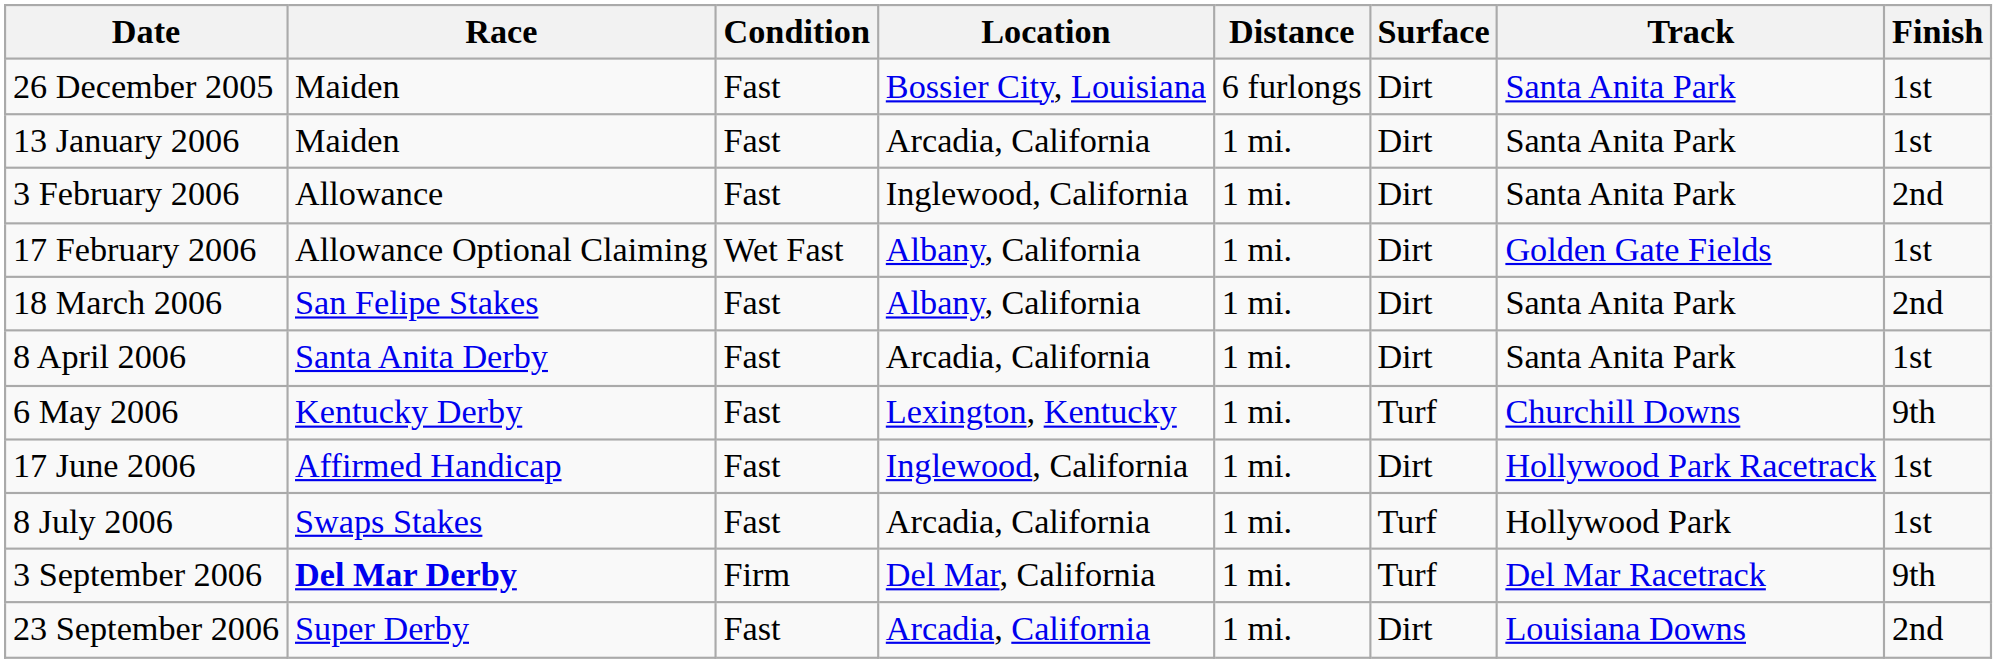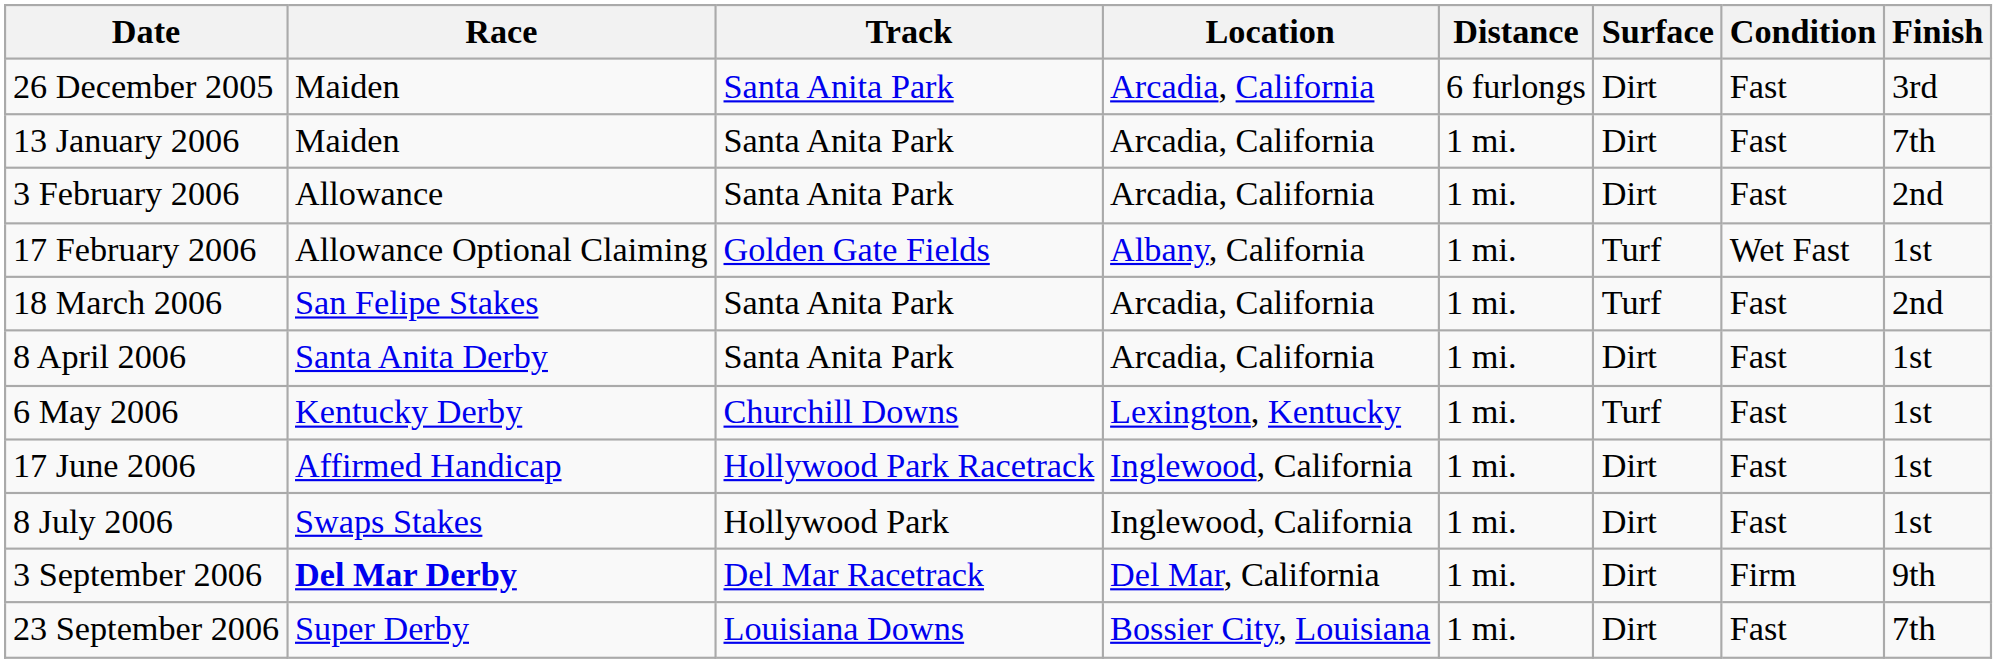columns swapped: (1691, 31) <-> (797, 31)
(1046, 85) Bossier City, Louisiana -> (1242, 85) Arcadia, California
(1912, 85) 1st -> (1915, 85) 3rd
(1912, 140) 1st -> (1914, 140) 7th
(1037, 194) Inglewood, California -> (1242, 194) Arcadia, California
(1405, 248) Dirt -> (1632, 248) Turf
(1013, 303) Albany, California -> (1242, 303) Arcadia, California
(1405, 303) Dirt -> (1632, 303) Turf
(1914, 411) 9th -> (1912, 411) 1st
(1018, 520) Arcadia, California -> (1261, 520) Inglewood, California
(1407, 520) Turf -> (1629, 520) Dirt
(1407, 574) Turf -> (1629, 574) Dirt
(1018, 628) Arcadia, California -> (1270, 628) Bossier City, Louisiana
(1918, 628) 2nd -> (1914, 628) 7th
